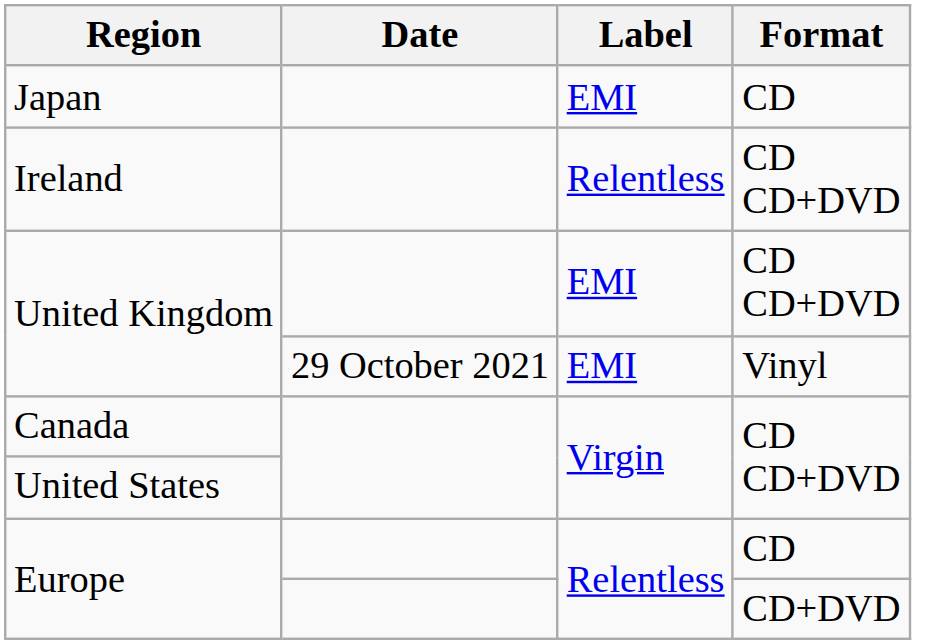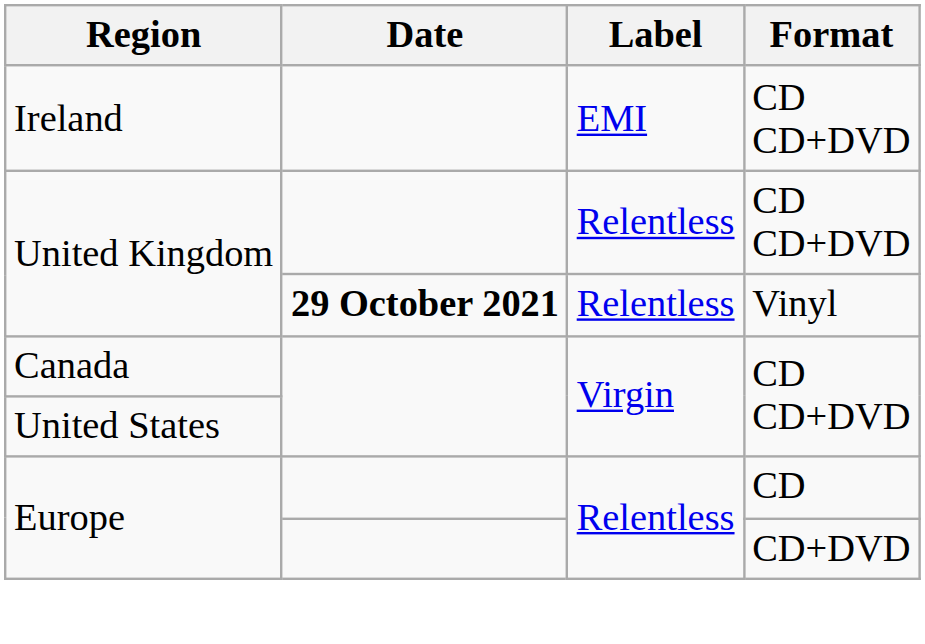- row: (58, 95)
(646, 178) Relentless -> (612, 117) EMI
(602, 282) EMI -> (656, 221) Relentless
(420, 364) normal -> (425, 304) bold
(602, 364) EMI -> (656, 304) Relentless
